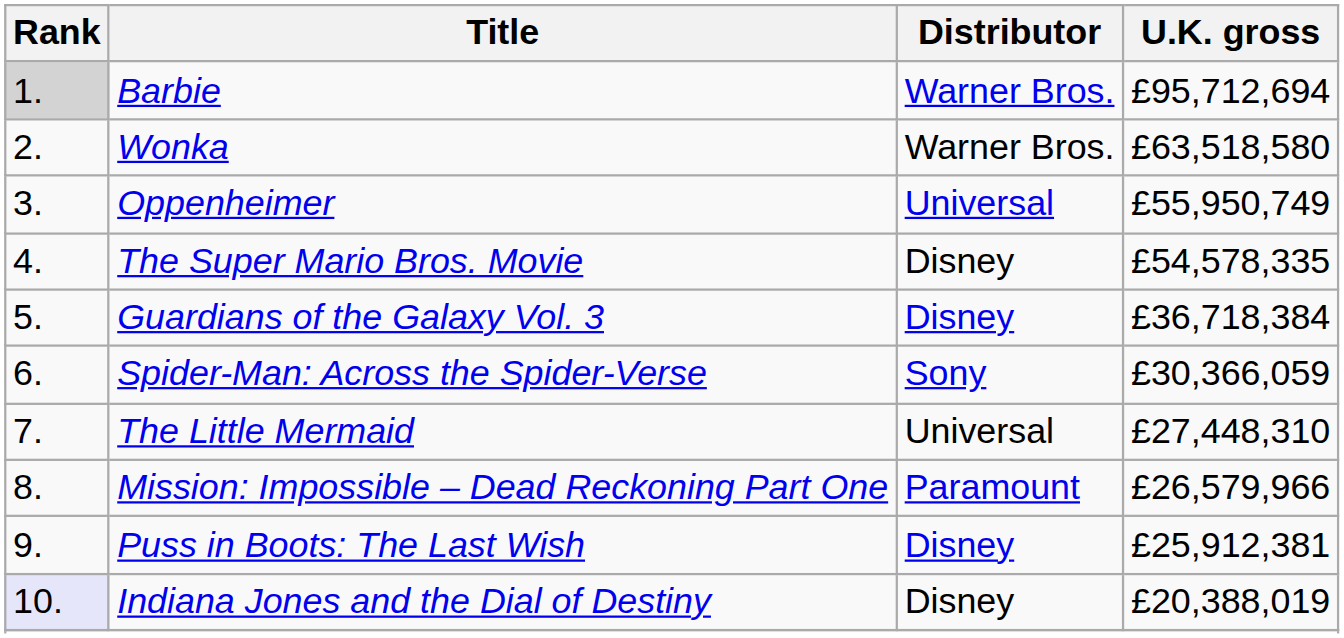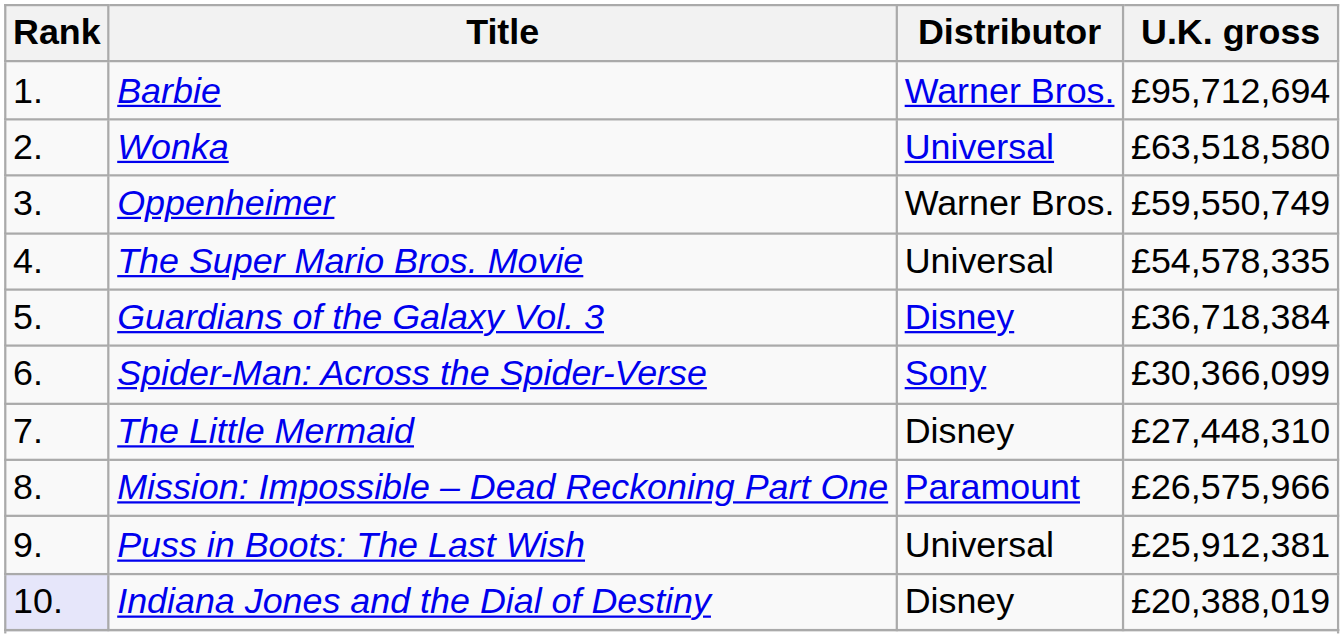(28, 89) lightgrey background -> (28, 89) no background
(1010, 146) Warner Bros. -> (979, 146) Universal
(979, 203) Universal -> (1010, 203) Warner Bros.
(1231, 203) £55,950,749 -> (1231, 203) £59,550,749
(959, 260) Disney -> (979, 260) Universal
(1231, 373) £30,366,059 -> (1231, 373) £30,366,099
(979, 430) Universal -> (959, 430) Disney
(1231, 487) £26,579,966 -> (1231, 487) £26,575,966
(959, 544) Disney -> (979, 544) Universal
